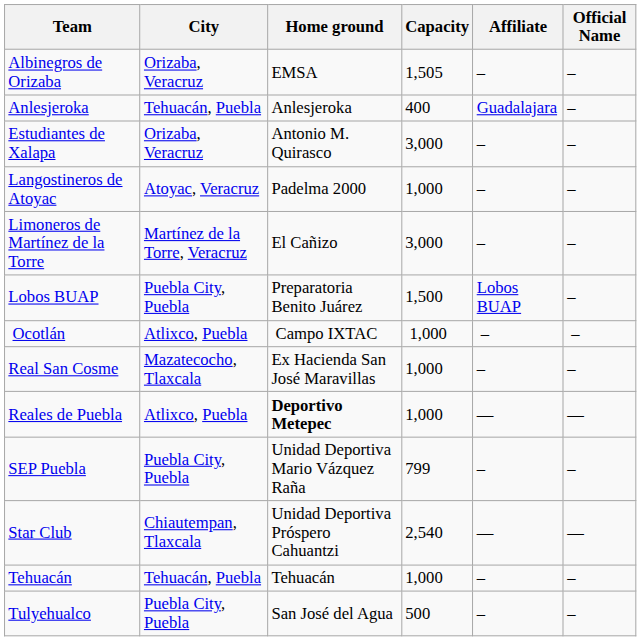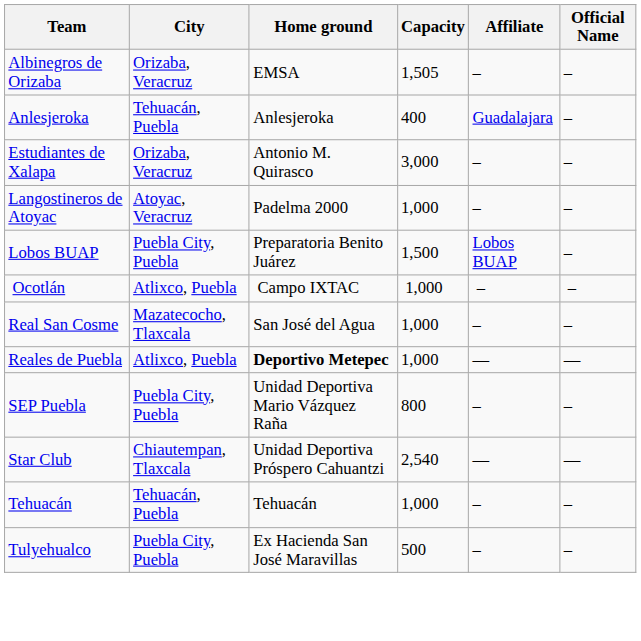- row: (56, 243)
(329, 369) Ex Hacienda San José Maravillas -> (314, 324) San José del Agua
(418, 468) 799 -> (414, 404) 800
(332, 613) San José del Agua -> (311, 549) Ex Hacienda San José Maravillas
